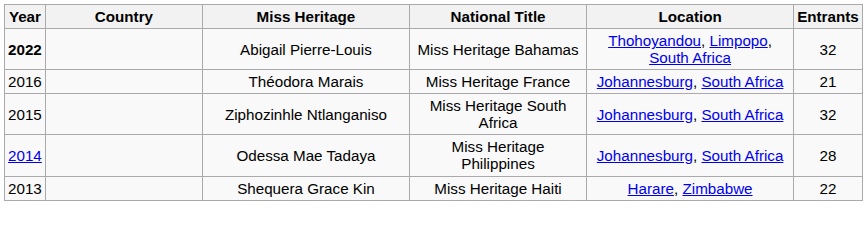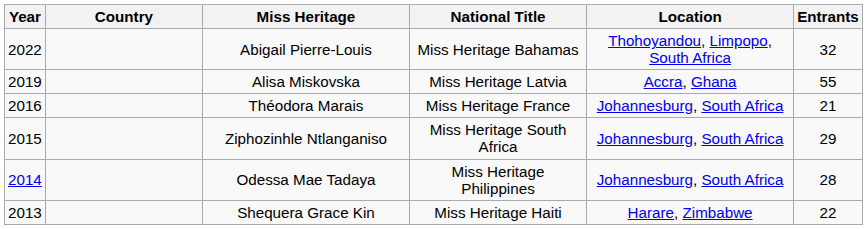(25, 49) bold -> (25, 49) normal
+ row: (306, 82)
(828, 114) 32 -> (828, 138) 29
